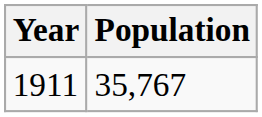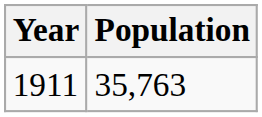(140, 83) 35,767 -> (140, 83) 35,763
